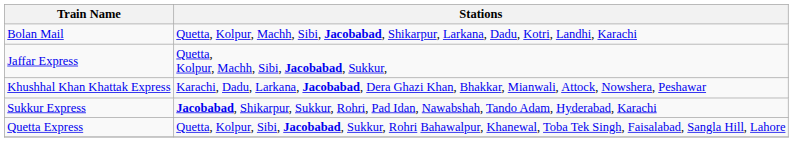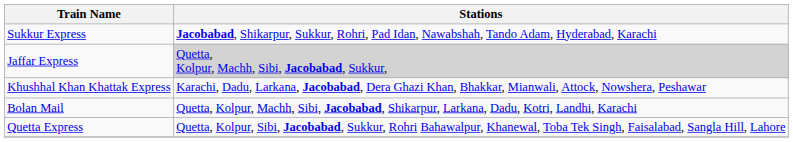rows swapped: (36, 34) <-> (47, 107)
(282, 61) no background -> (282, 61) lightgrey background
